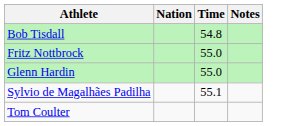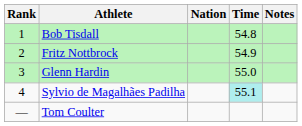+ column: (22, 14)
(211, 53) 55.0 -> (246, 53) 54.9
(211, 92) no background -> (246, 92) paleturquoise background
